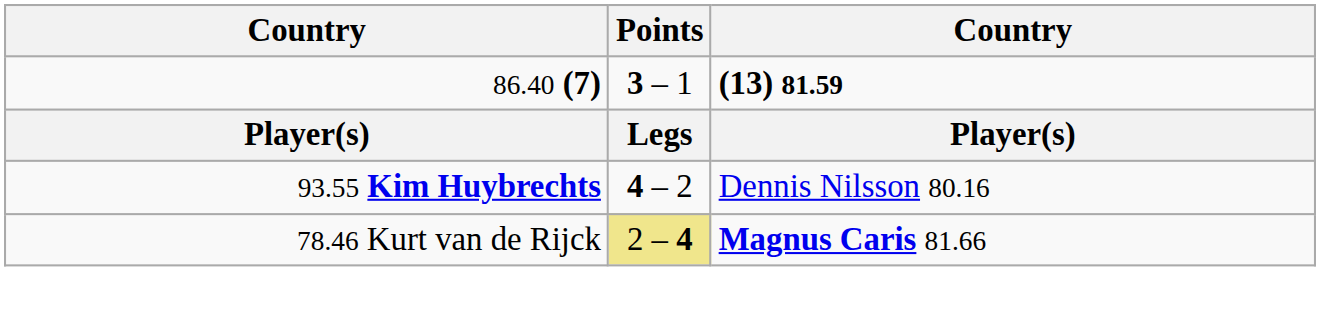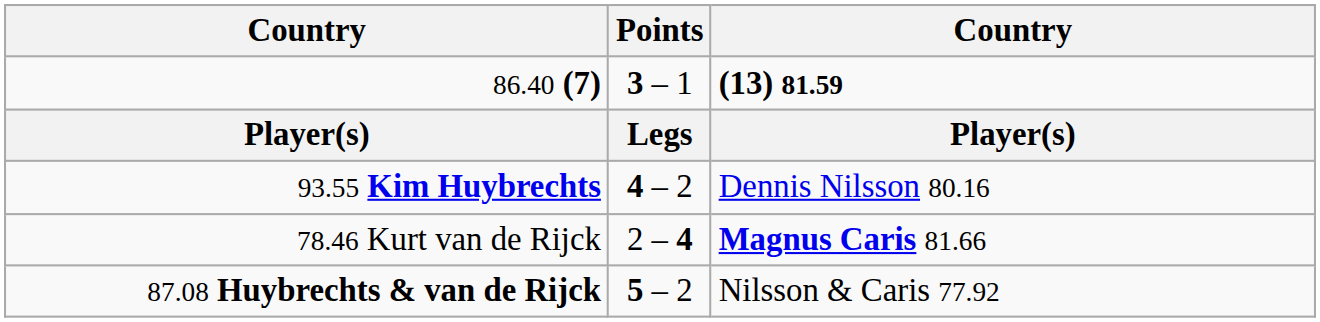(660, 238) khaki background -> (660, 238) no background
+ row: (374, 290)
